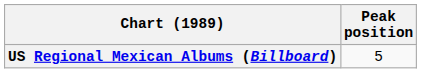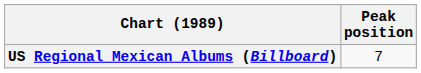(379, 56) 5 -> (379, 56) 7
